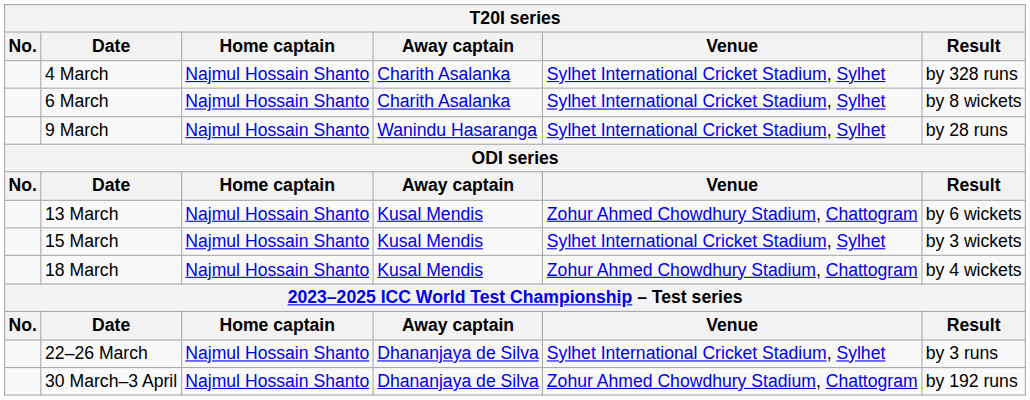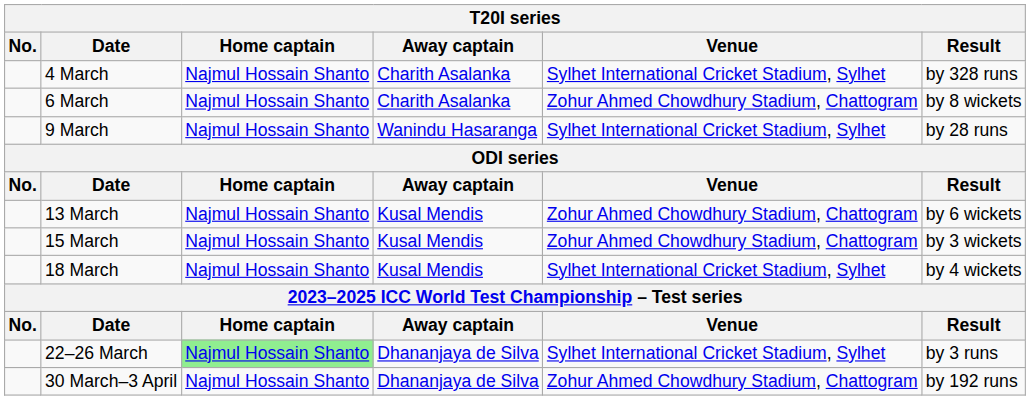(716, 102) Sylhet International Cricket Stadium, Sylhet -> (732, 102) Zohur Ahmed Chowdhury Stadium, Chattogram
(716, 241) Sylhet International Cricket Stadium, Sylhet -> (732, 241) Zohur Ahmed Chowdhury Stadium, Chattogram
(732, 269) Zohur Ahmed Chowdhury Stadium, Chattogram -> (716, 269) Sylhet International Cricket Stadium, Sylhet
(277, 353) no background -> (277, 353) lightgreen background
